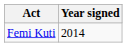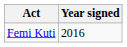(73, 32) 2014 -> (73, 32) 2016
